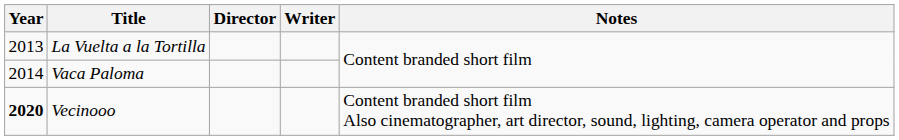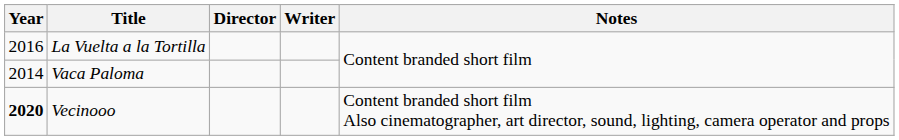(26, 45) 2013 -> (26, 45) 2016
